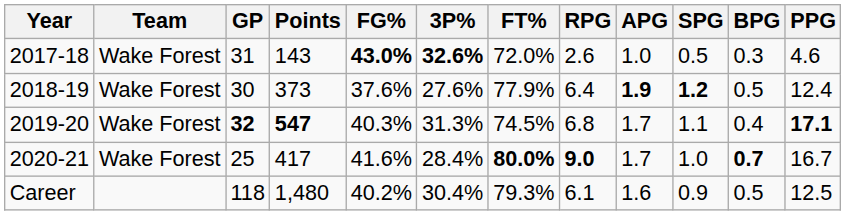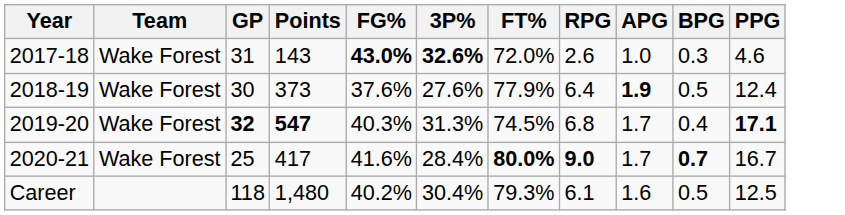- column: (701, 21)
